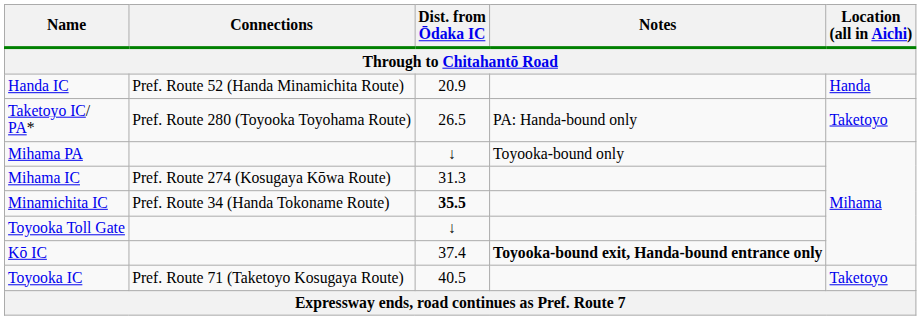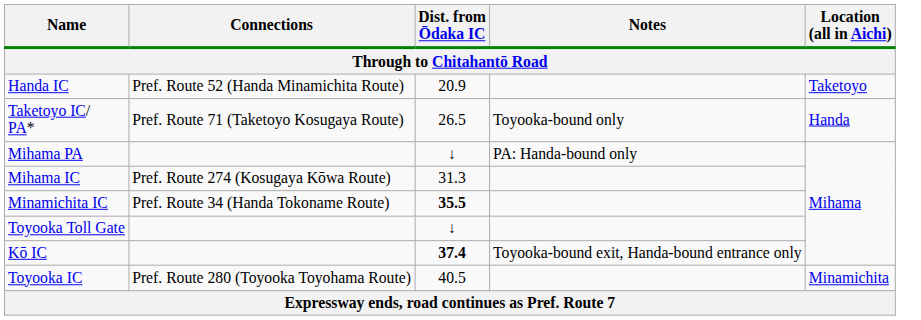(850, 86) Handa -> (838, 86) Taketoyo
(272, 119) Pref. Route 280 (Toyooka Toyohama Route) -> (268, 119) Pref. Route 71 (Taketoyo Kosugaya Route)
(565, 119) PA: Handa-bound only -> (559, 119) Toyooka-bound only
(859, 119) Taketoyo -> (829, 119) Handa
(559, 153) Toyooka-bound only -> (565, 153) PA: Handa-bound only
(452, 253) normal -> (452, 253) bold
(658, 253) bold -> (647, 253) normal
(268, 277) Pref. Route 71 (Taketoyo Kosugaya Route) -> (272, 277) Pref. Route 280 (Toyooka Toyohama Route)
(859, 277) Taketoyo -> (849, 277) Minamichita
